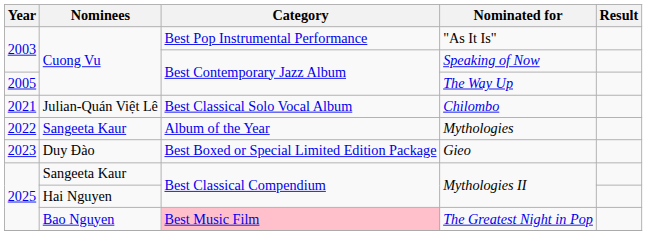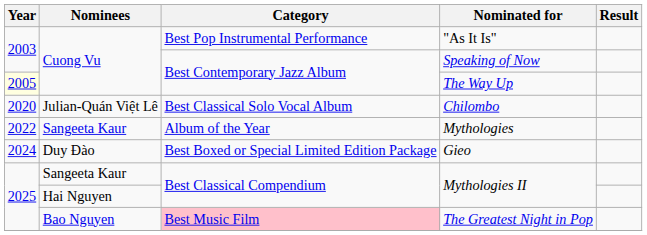(22, 83) no background -> (22, 83) lightyellow background
(22, 106) 2021 -> (22, 106) 2020
(22, 151) 2023 -> (22, 151) 2024
